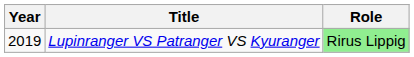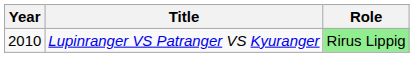(25, 40) 2019 -> (25, 40) 2010
